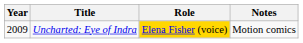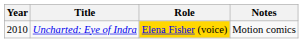(17, 29) 2009 -> (17, 29) 2010
